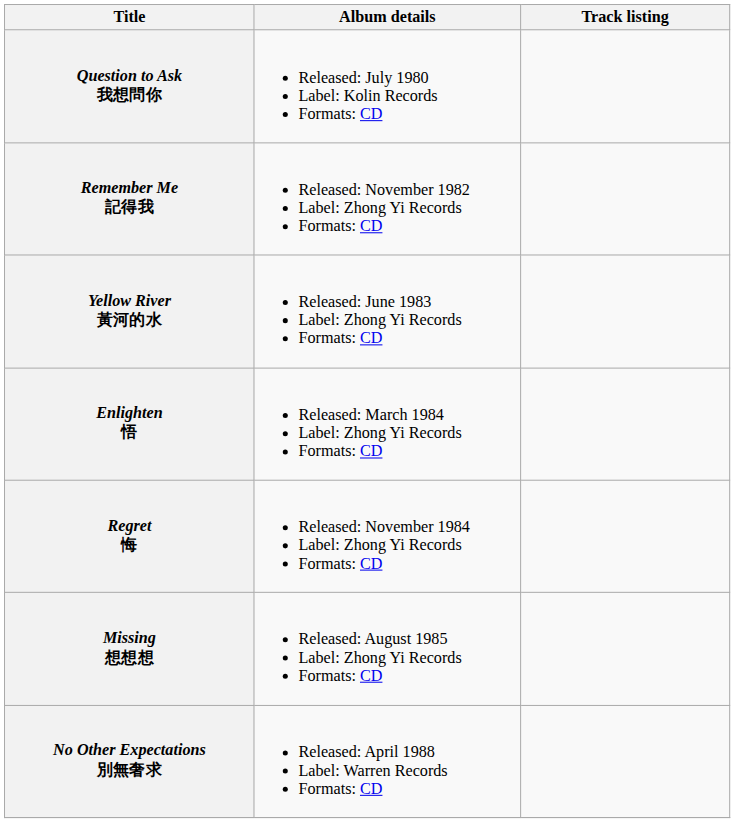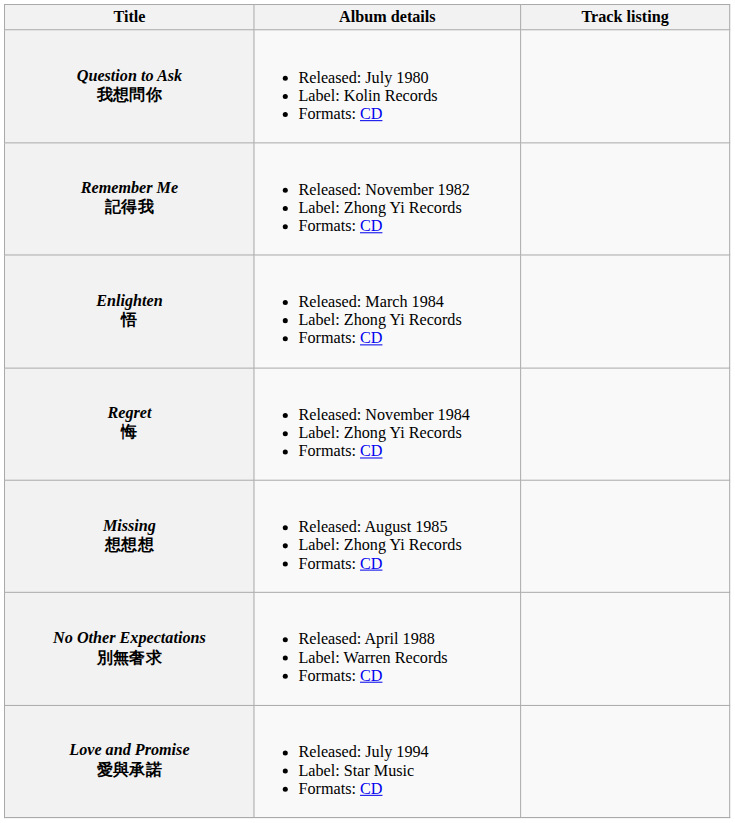- row: (129, 310)
+ row: (129, 760)
